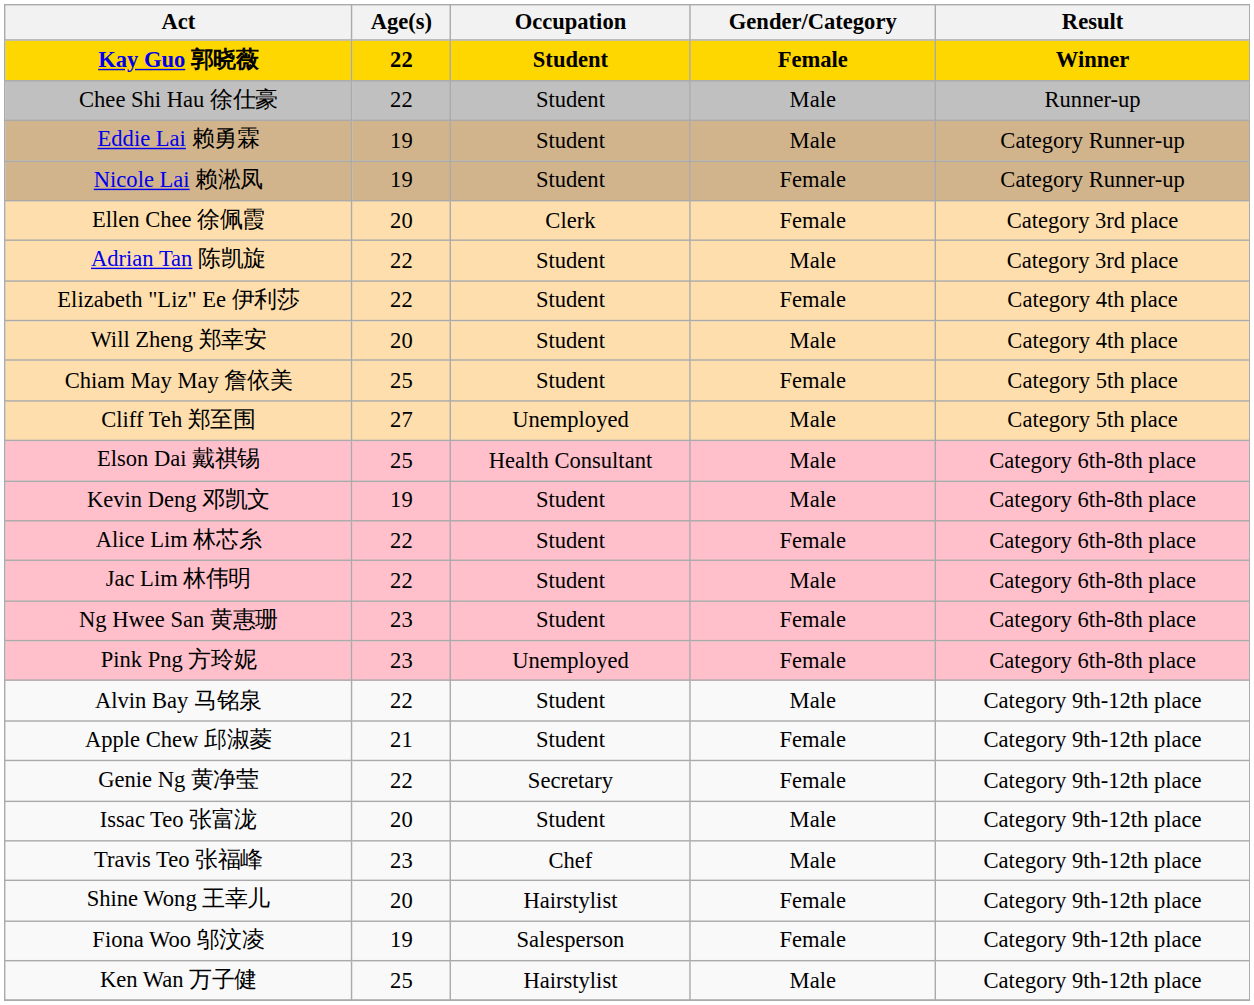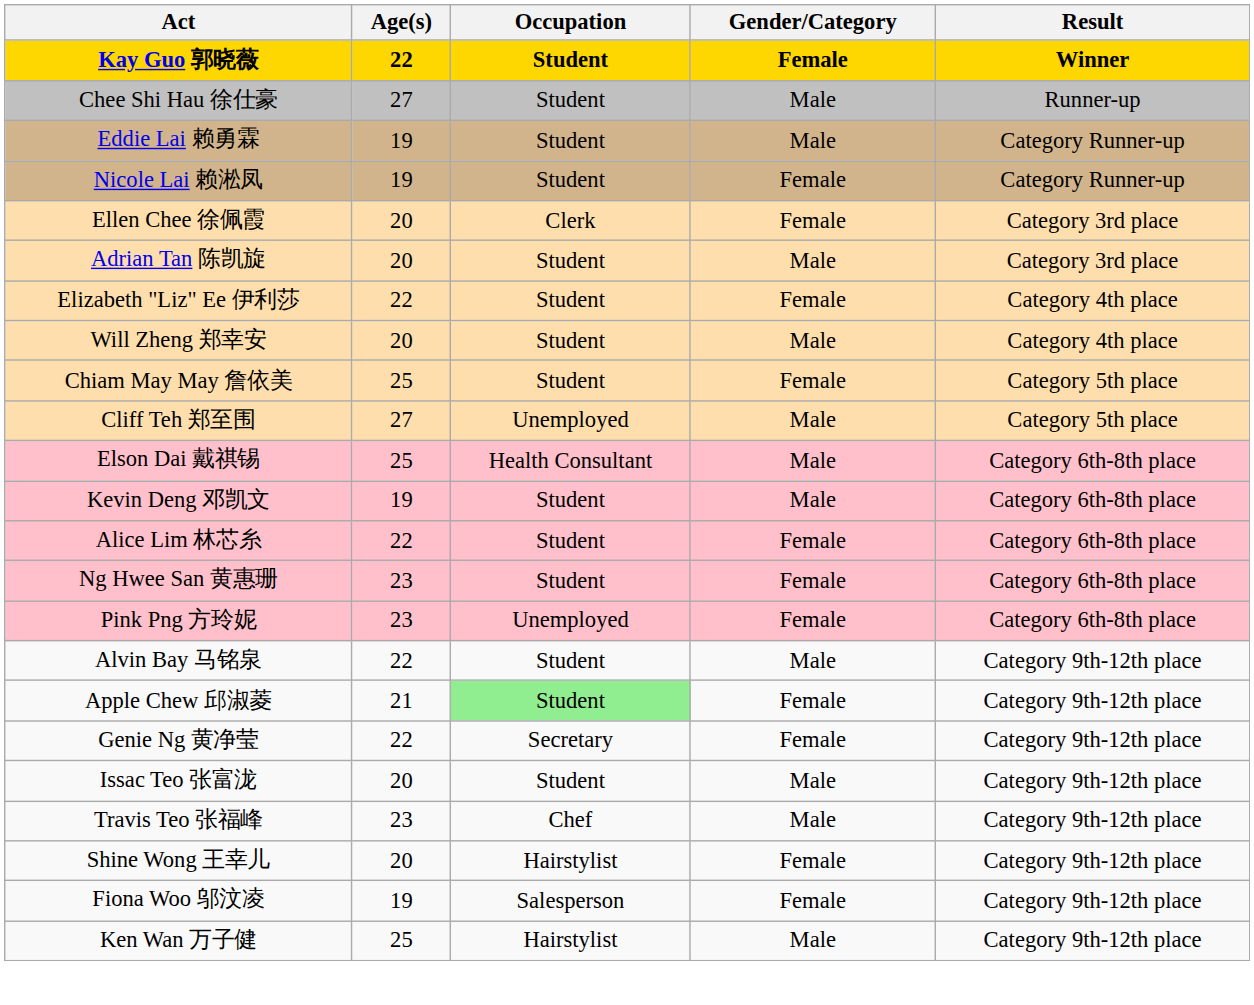(401, 100) 22 -> (401, 100) 27
(401, 260) 22 -> (401, 260) 20
- row: (178, 579)
(570, 740) no background -> (570, 700) lightgreen background
